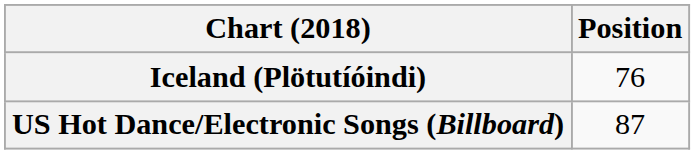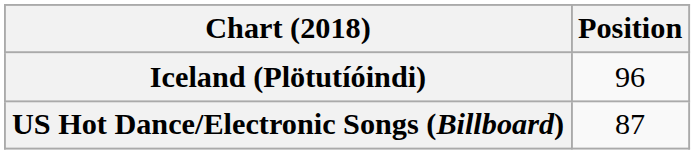(630, 76) 76 -> (630, 76) 96
